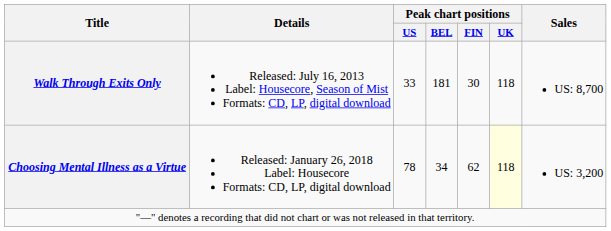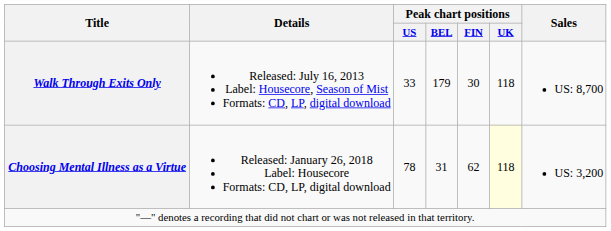(442, 83) 181 -> (442, 83) 179
(442, 166) 34 -> (442, 166) 31
